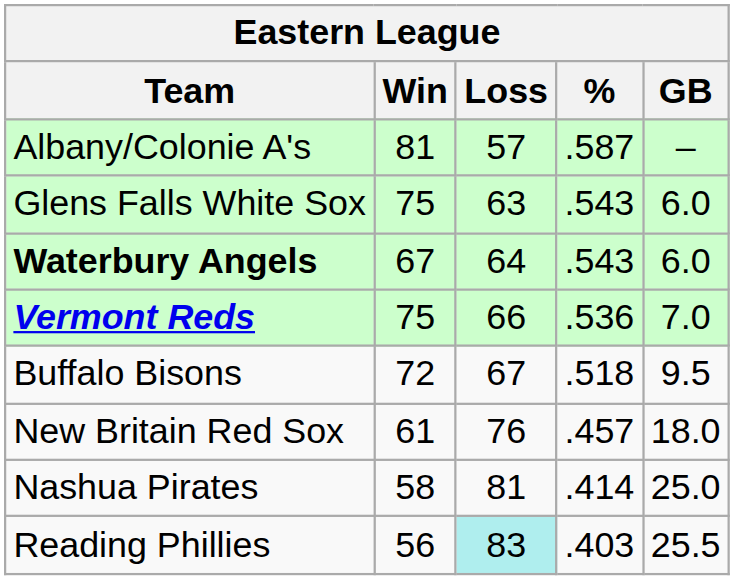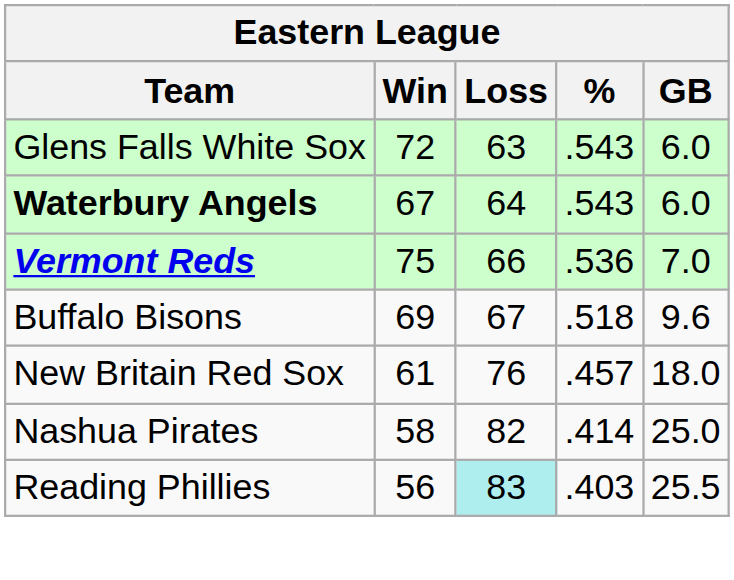- row: (162, 146)
(415, 203) 75 -> (415, 146) 72
(415, 373) 72 -> (415, 317) 69
(686, 373) 9.5 -> (686, 317) 9.6
(506, 487) 81 -> (506, 430) 82
